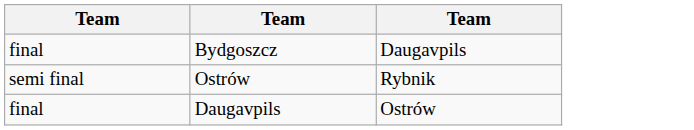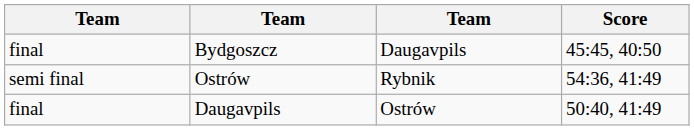+ column: (625, 19)
